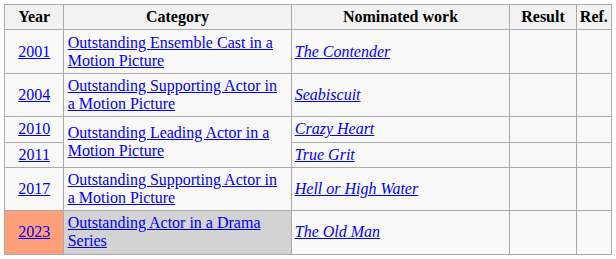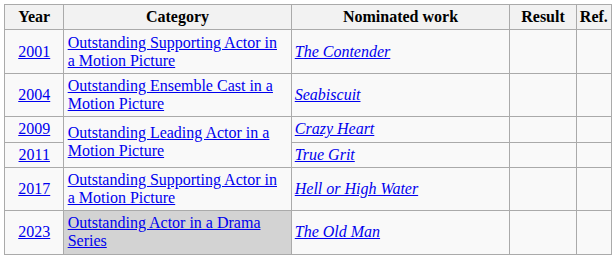(170, 51) Outstanding Ensemble Cast in a Motion Picture -> (172, 51) Outstanding Supporting Actor in a Motion Picture
(172, 94) Outstanding Supporting Actor in a Motion Picture -> (170, 94) Outstanding Ensemble Cast in a Motion Picture
(34, 129) 2010 -> (34, 129) 2009
(34, 232) lightsalmon background -> (34, 232) no background
